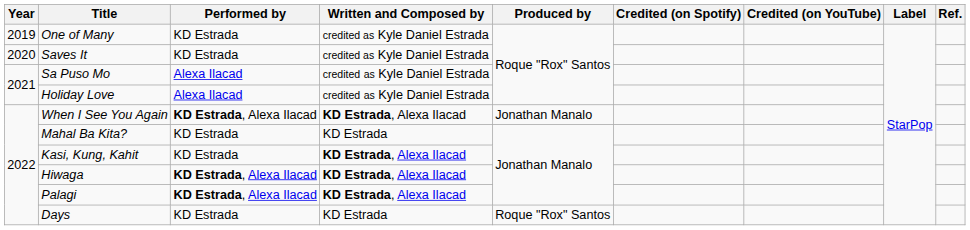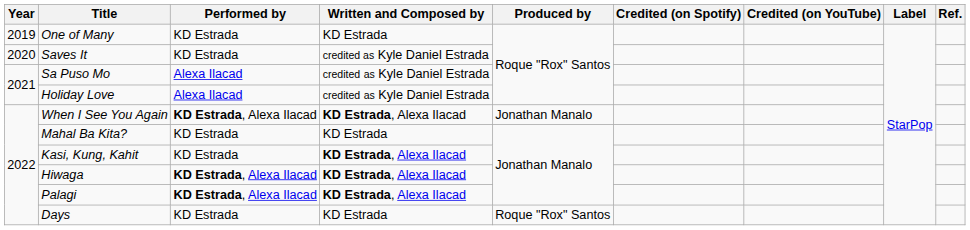(406, 34) credited as Kyle Daniel Estrada -> (355, 34) KD Estrada
